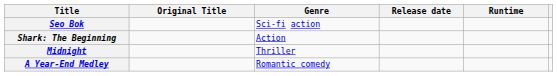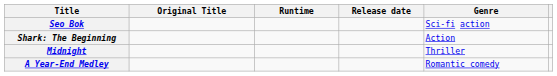columns swapped: (317, 11) <-> (506, 11)
